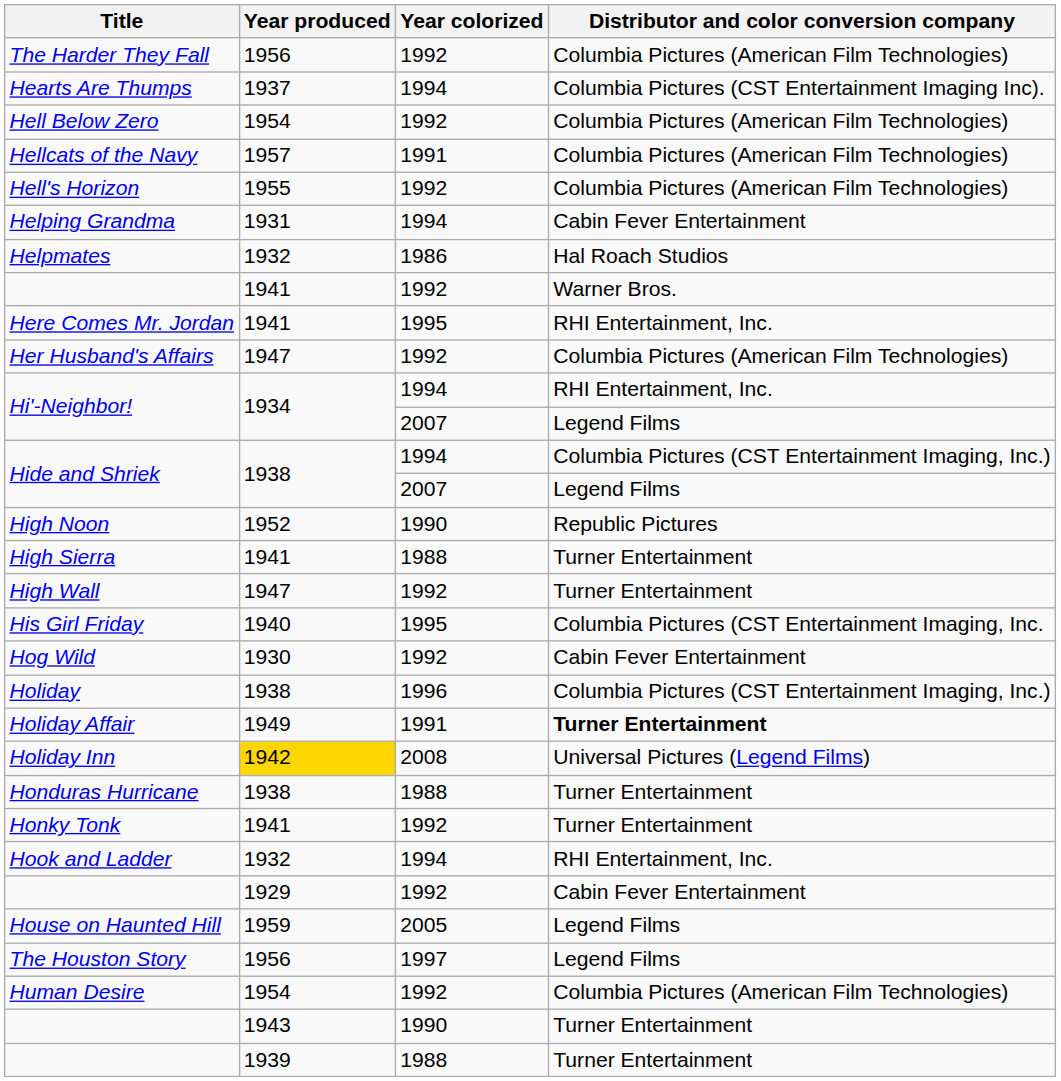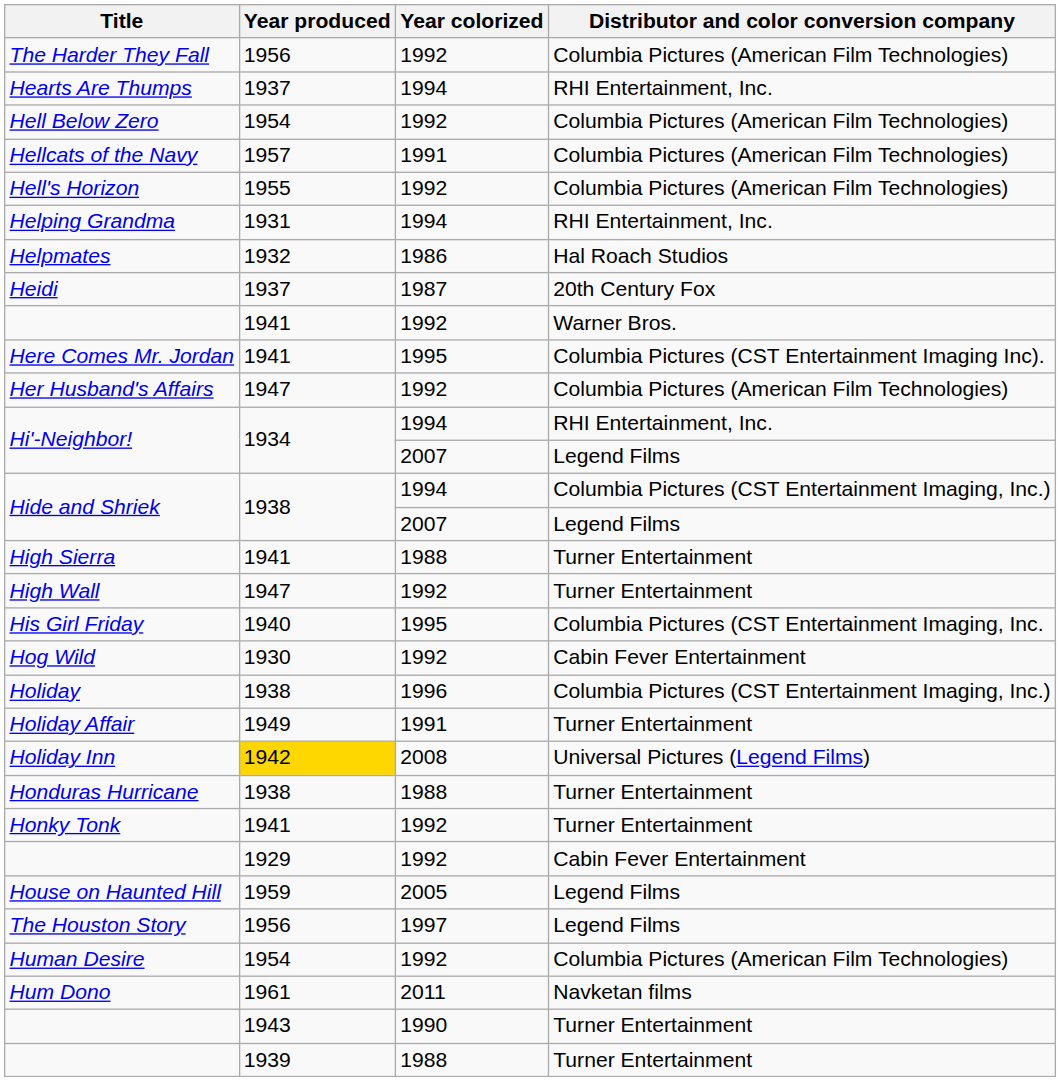(799, 88) Columbia Pictures (CST Entertainment Imaging Inc). -> (663, 88) RHI Entertainment, Inc.
(679, 222) Cabin Fever Entertainment -> (663, 222) RHI Entertainment, Inc.
+ row: (34, 289)
(663, 322) RHI Entertainment, Inc. -> (799, 356) Columbia Pictures (CST Entertainment Imaging Inc).
- row: (59, 523)
(660, 724) bold -> (653, 724) normal
- row: (91, 858)
+ row: (60, 992)
